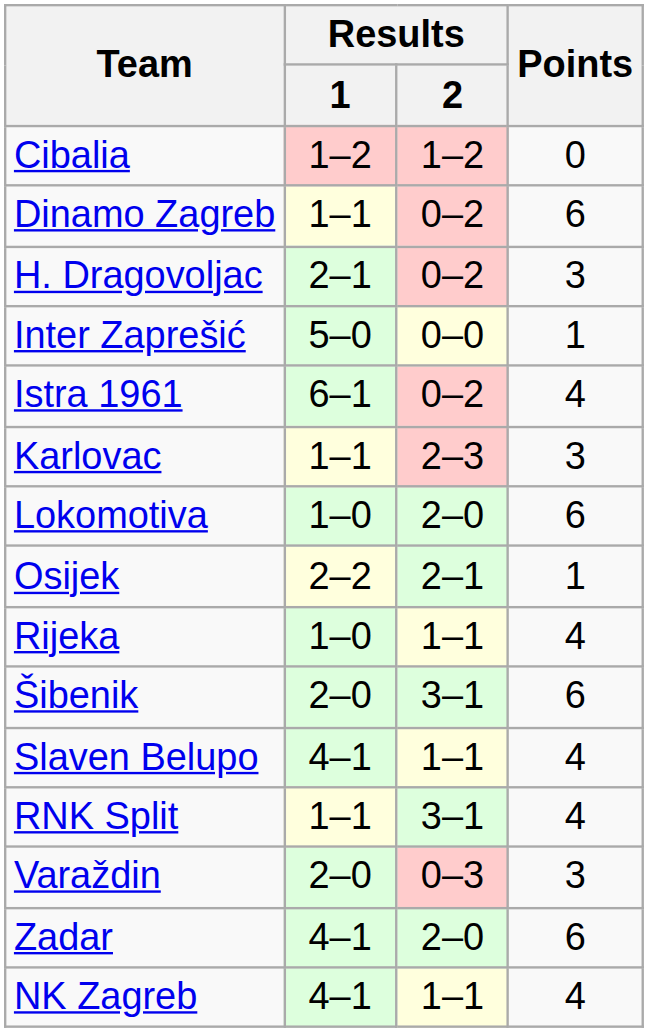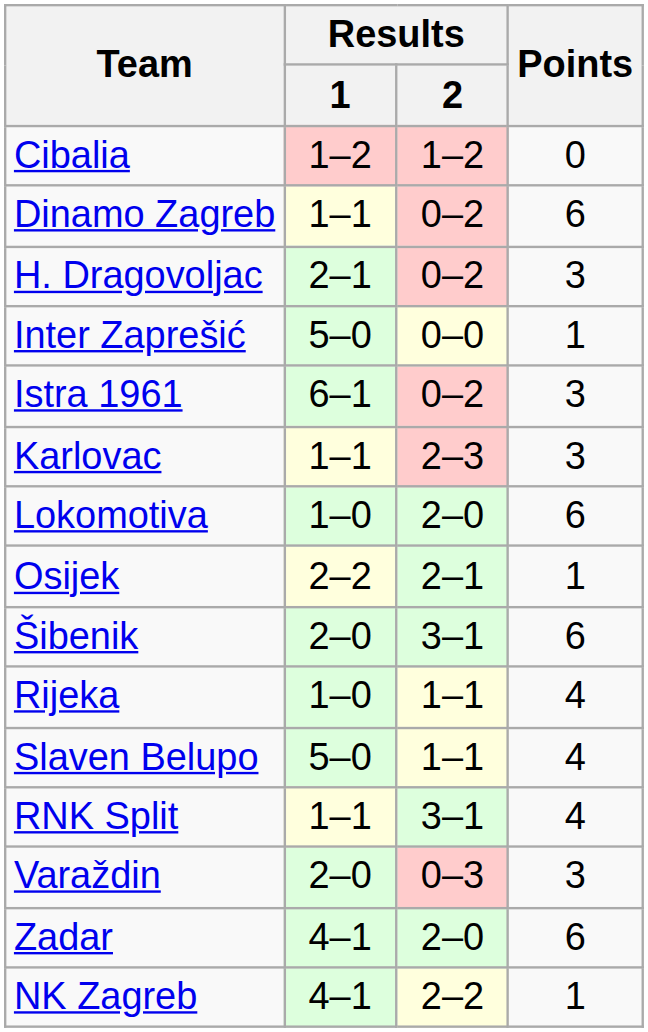(575, 395) 4 -> (575, 395) 3
rows swapped: (67, 635) <-> (76, 696)
(340, 756) 4–1 -> (340, 756) 5–0
(452, 996) 1–1 -> (452, 996) 2–2
(575, 996) 4 -> (575, 996) 1
